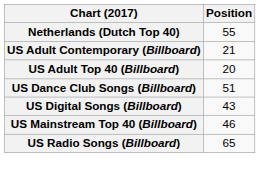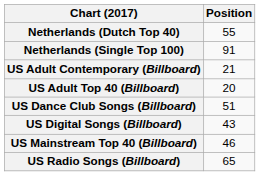+ row: (104, 50)
